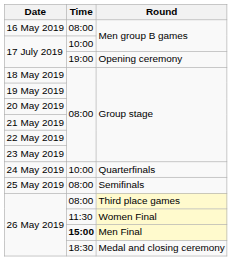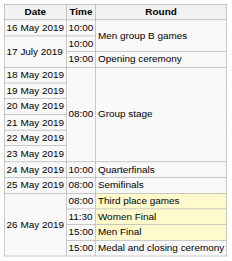(81, 28) 08:00 -> (81, 28) 10:00
(81, 232) bold -> (81, 232) normal
(81, 248) 18:30 -> (81, 248) 15:00
